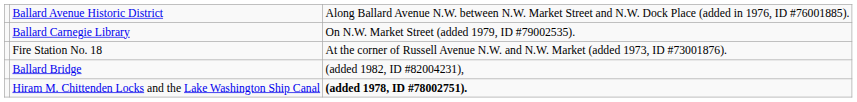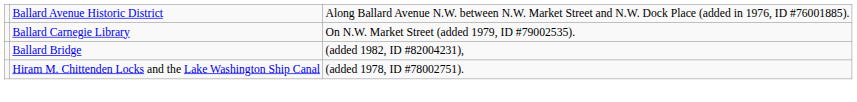- row: (57, 50)
(396, 87) bold -> (395, 69) normal
